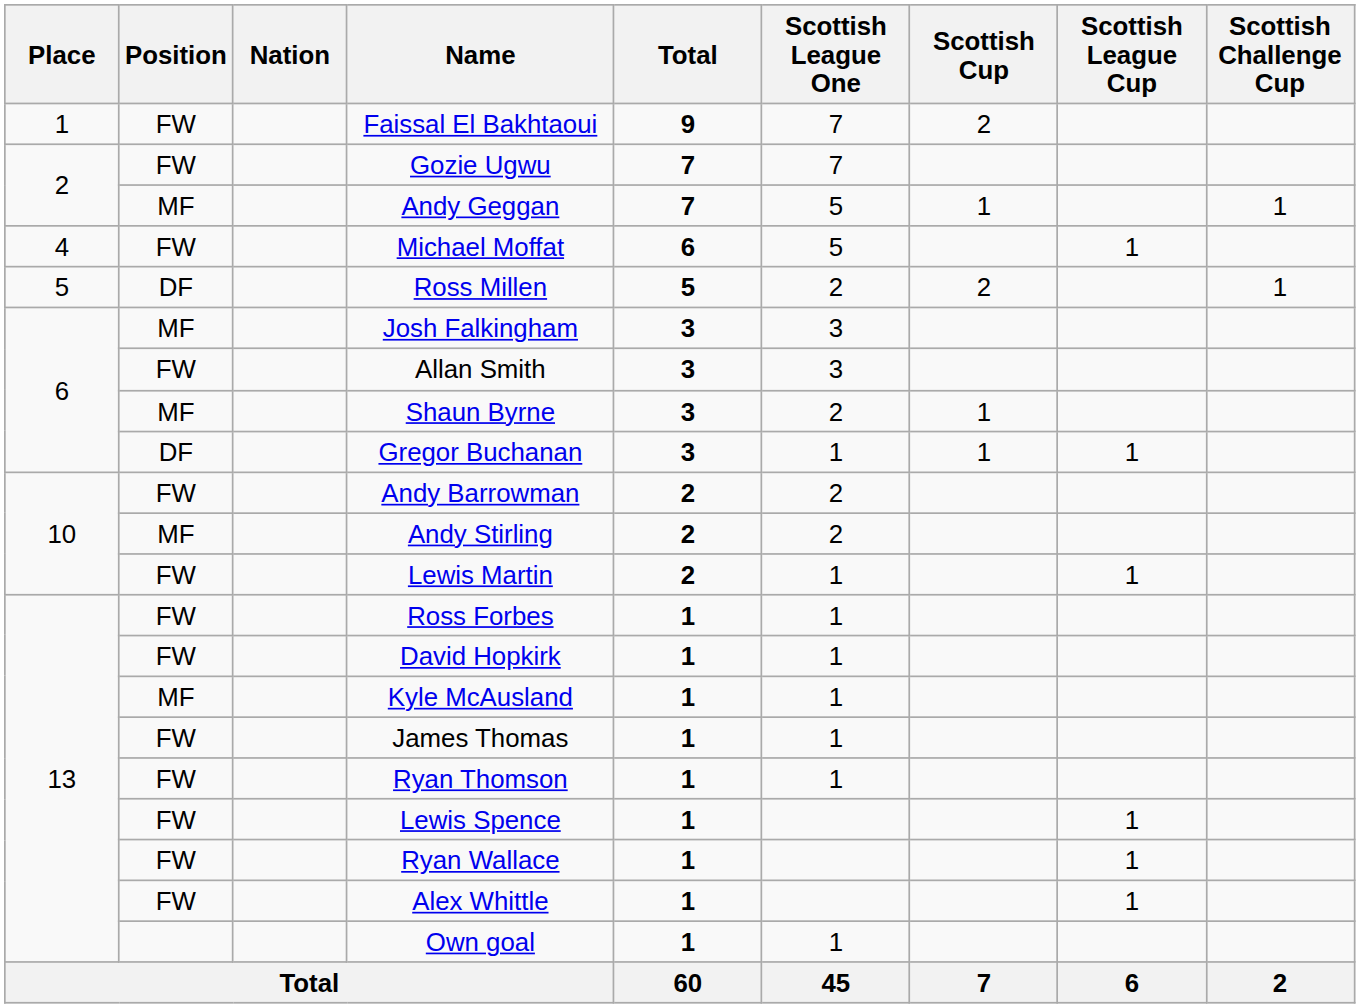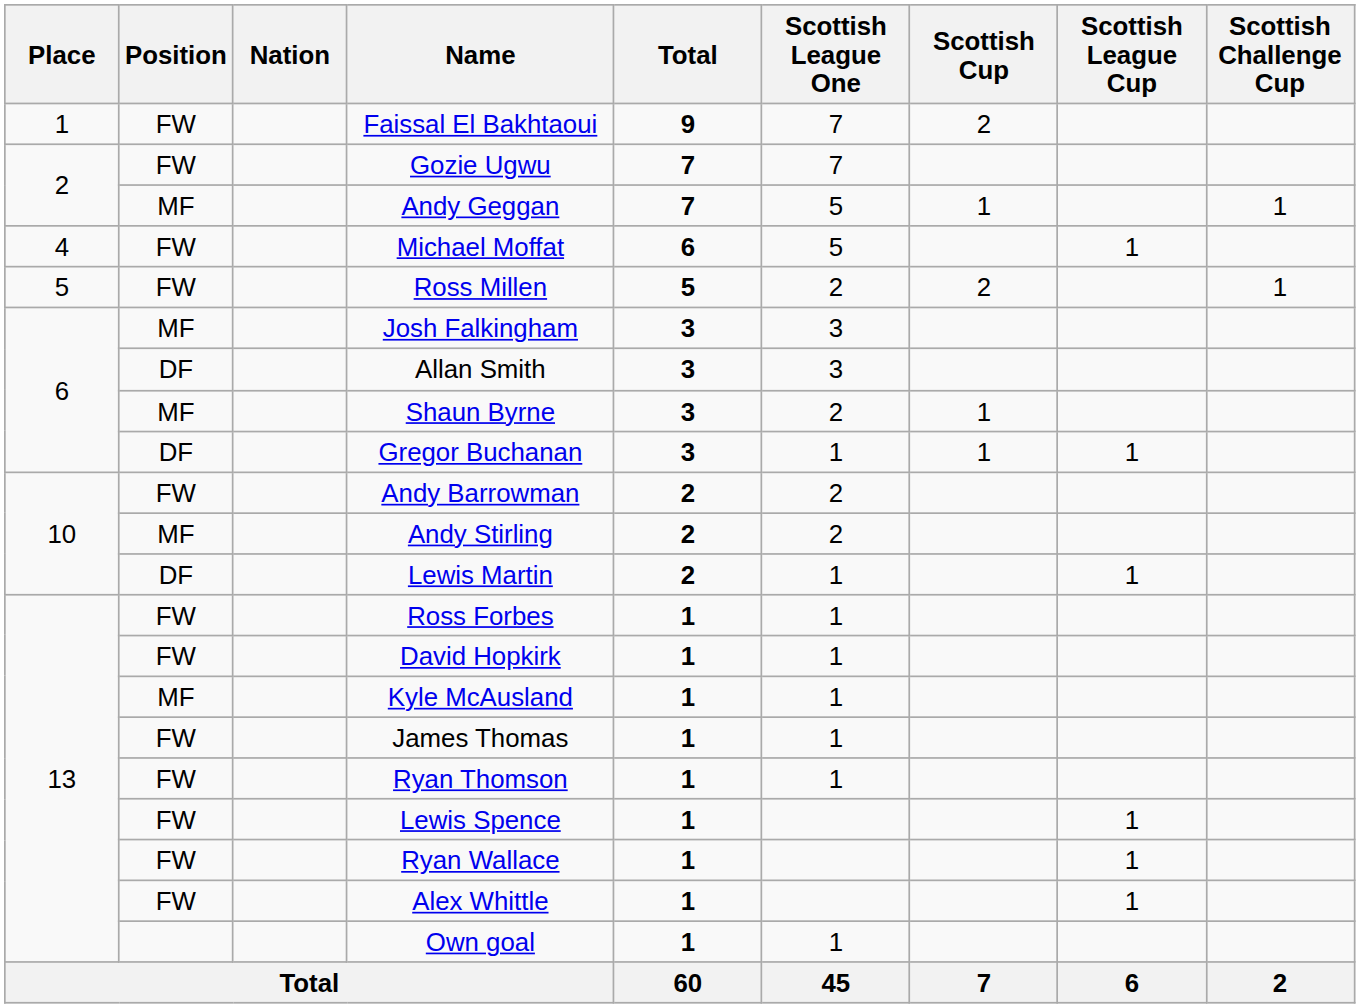(176, 288) DF -> (176, 288) FW
(176, 370) FW -> (176, 370) DF
(176, 574) FW -> (176, 574) DF
